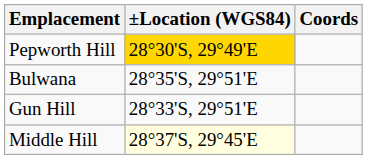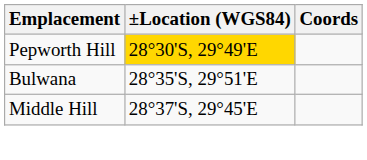- row: (42, 109)
(193, 139) lightyellow background -> (193, 109) no background
